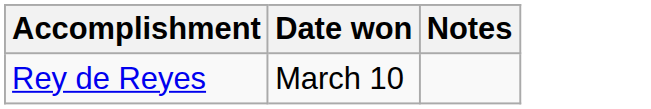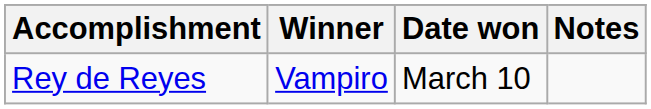+ column: (331, 28)
